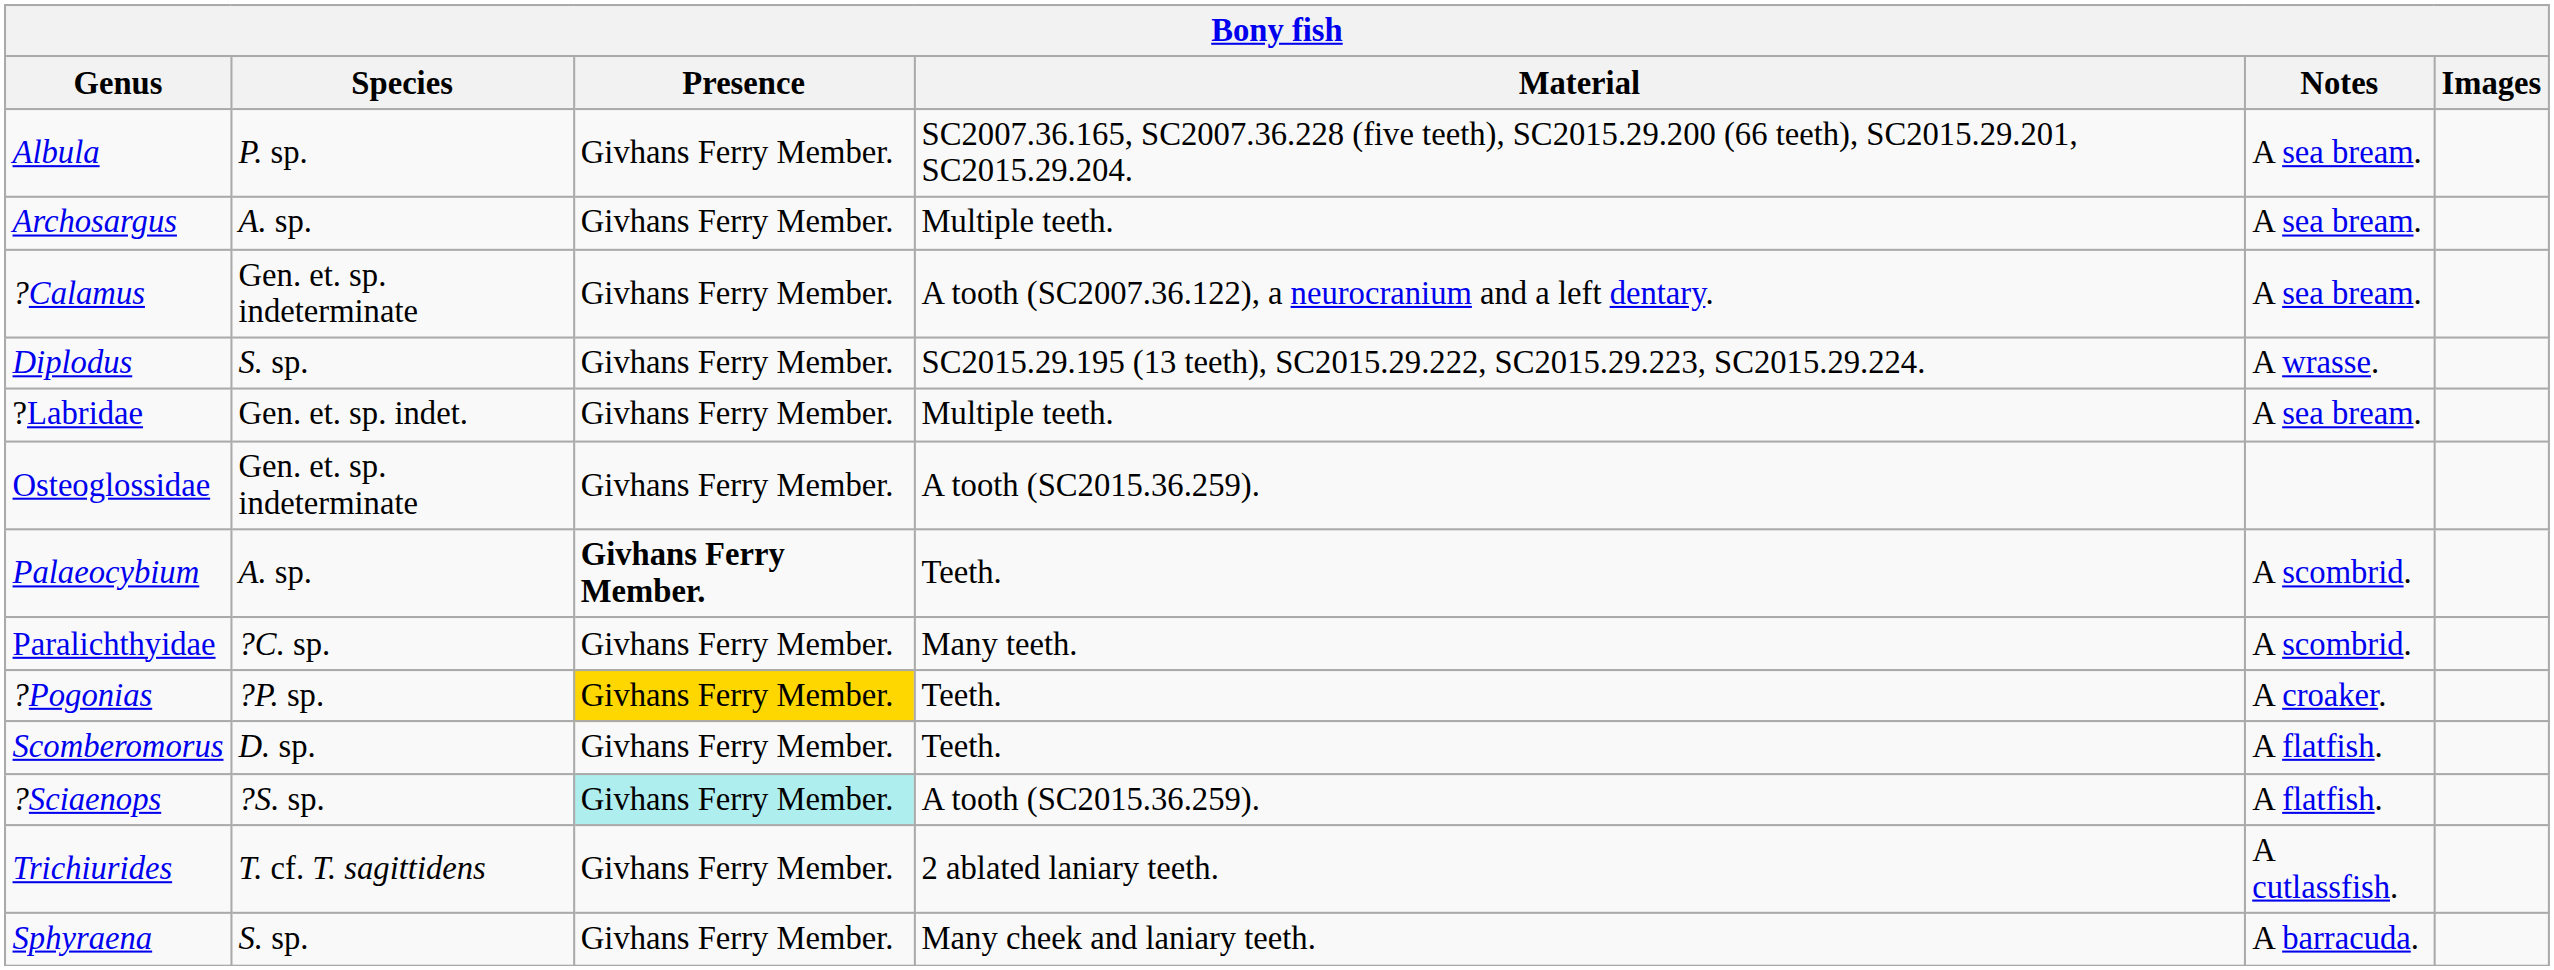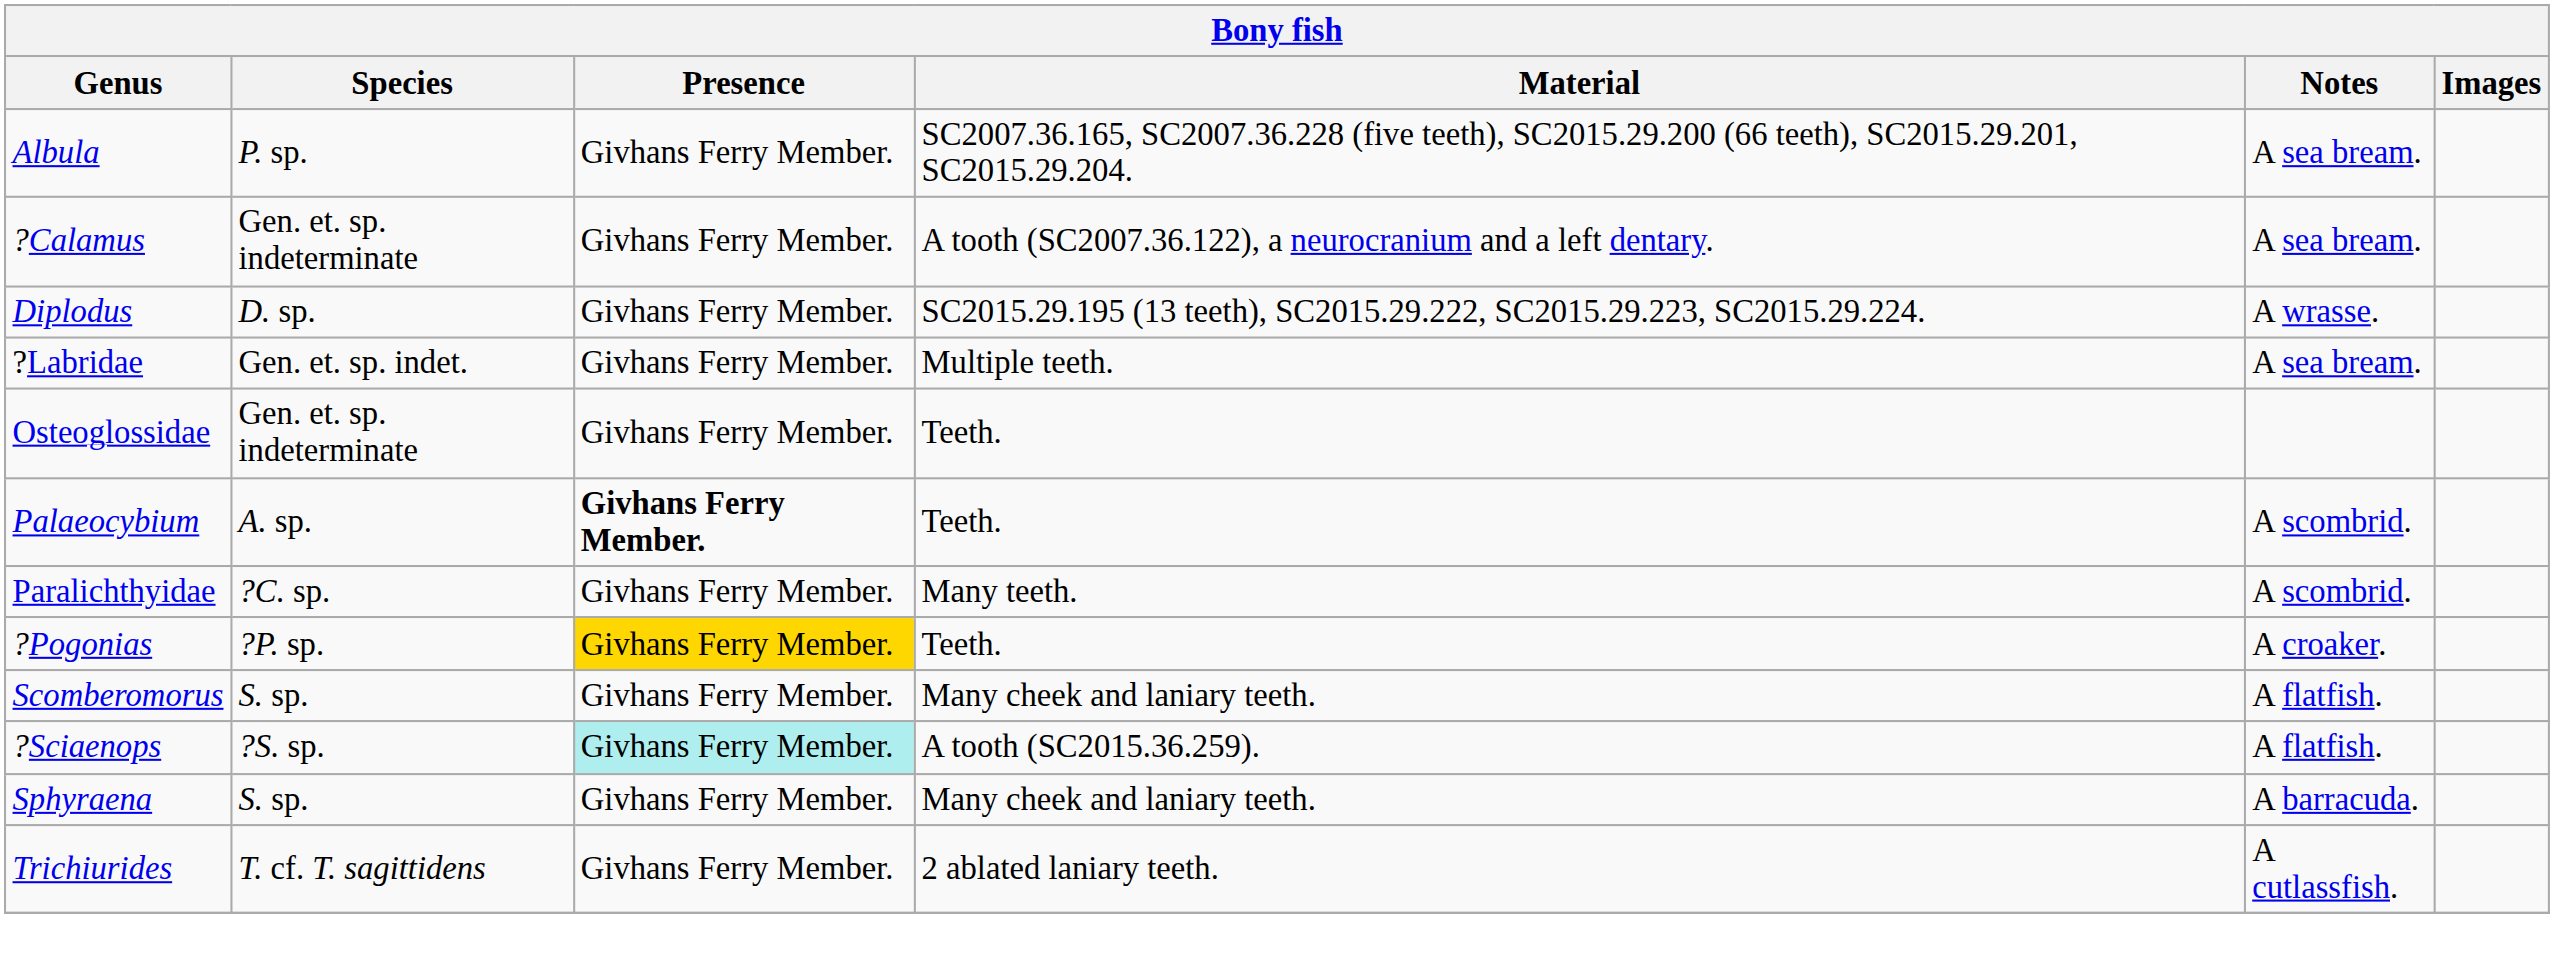- row: (95, 222)
(273, 362) S. sp. -> (277, 310) D. sp.
(1091, 484) A tooth (SC2015.36.259). -> (962, 432) Teeth.
(277, 746) D. sp. -> (273, 694) S. sp.
(962, 746) Teeth. -> (1119, 694) Many cheek and laniary teeth.
rows swapped: (82, 938) <-> (92, 868)
